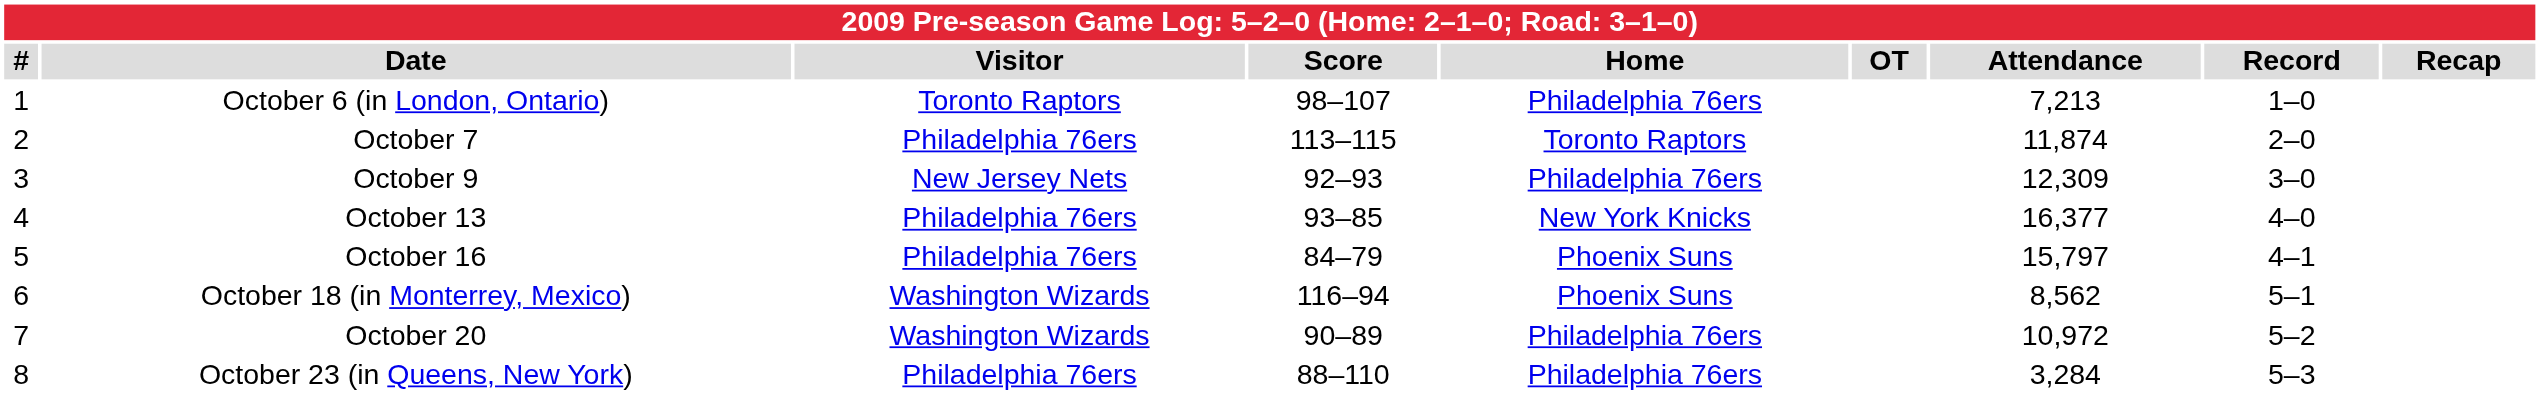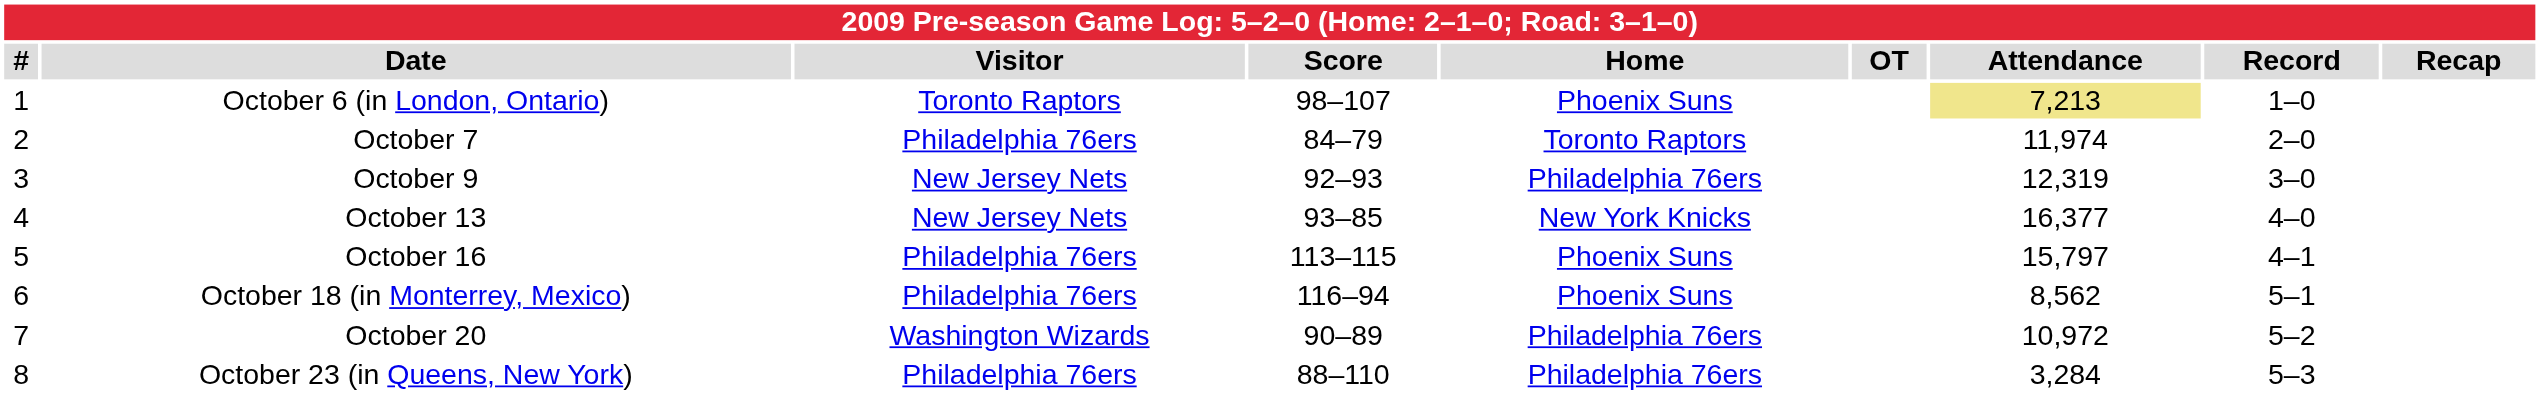(1645, 100) Philadelphia 76ers -> (1645, 100) Phoenix Suns
(2065, 100) no background -> (2065, 100) khaki background
(1343, 139) 113–115 -> (1343, 139) 84–79
(2065, 139) 11,874 -> (2065, 139) 11,974
(2065, 178) 12,309 -> (2065, 178) 12,319
(1020, 217) Philadelphia 76ers -> (1020, 217) New Jersey Nets
(1343, 256) 84–79 -> (1343, 256) 113–115
(1020, 296) Washington Wizards -> (1020, 296) Philadelphia 76ers
